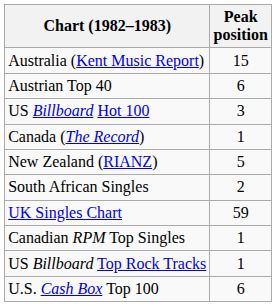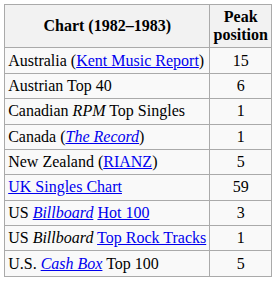rows swapped: (97, 238) <-> (79, 111)
- row: (78, 187)
(241, 288) 6 -> (241, 263) 5
